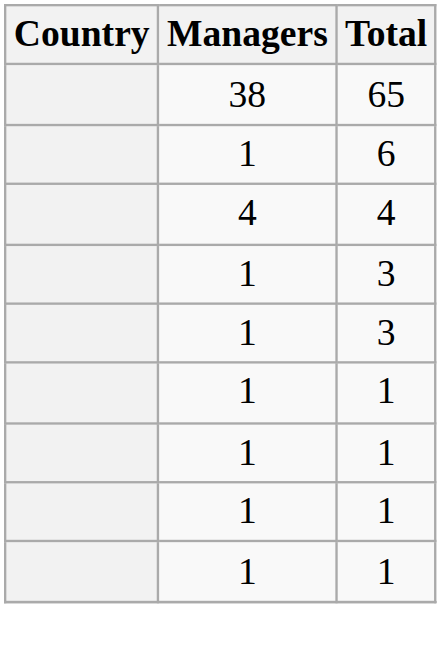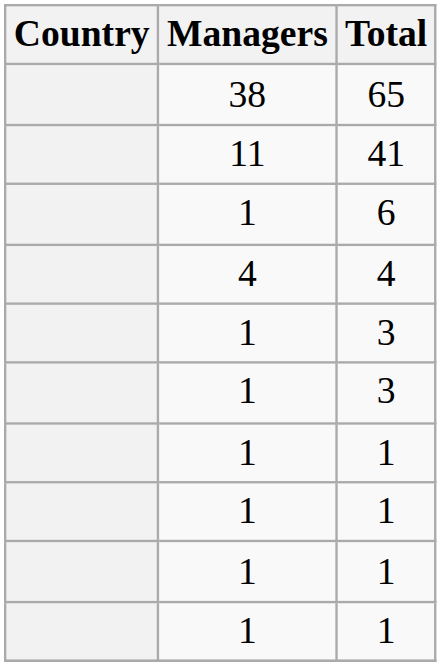+ row: (247, 153)
